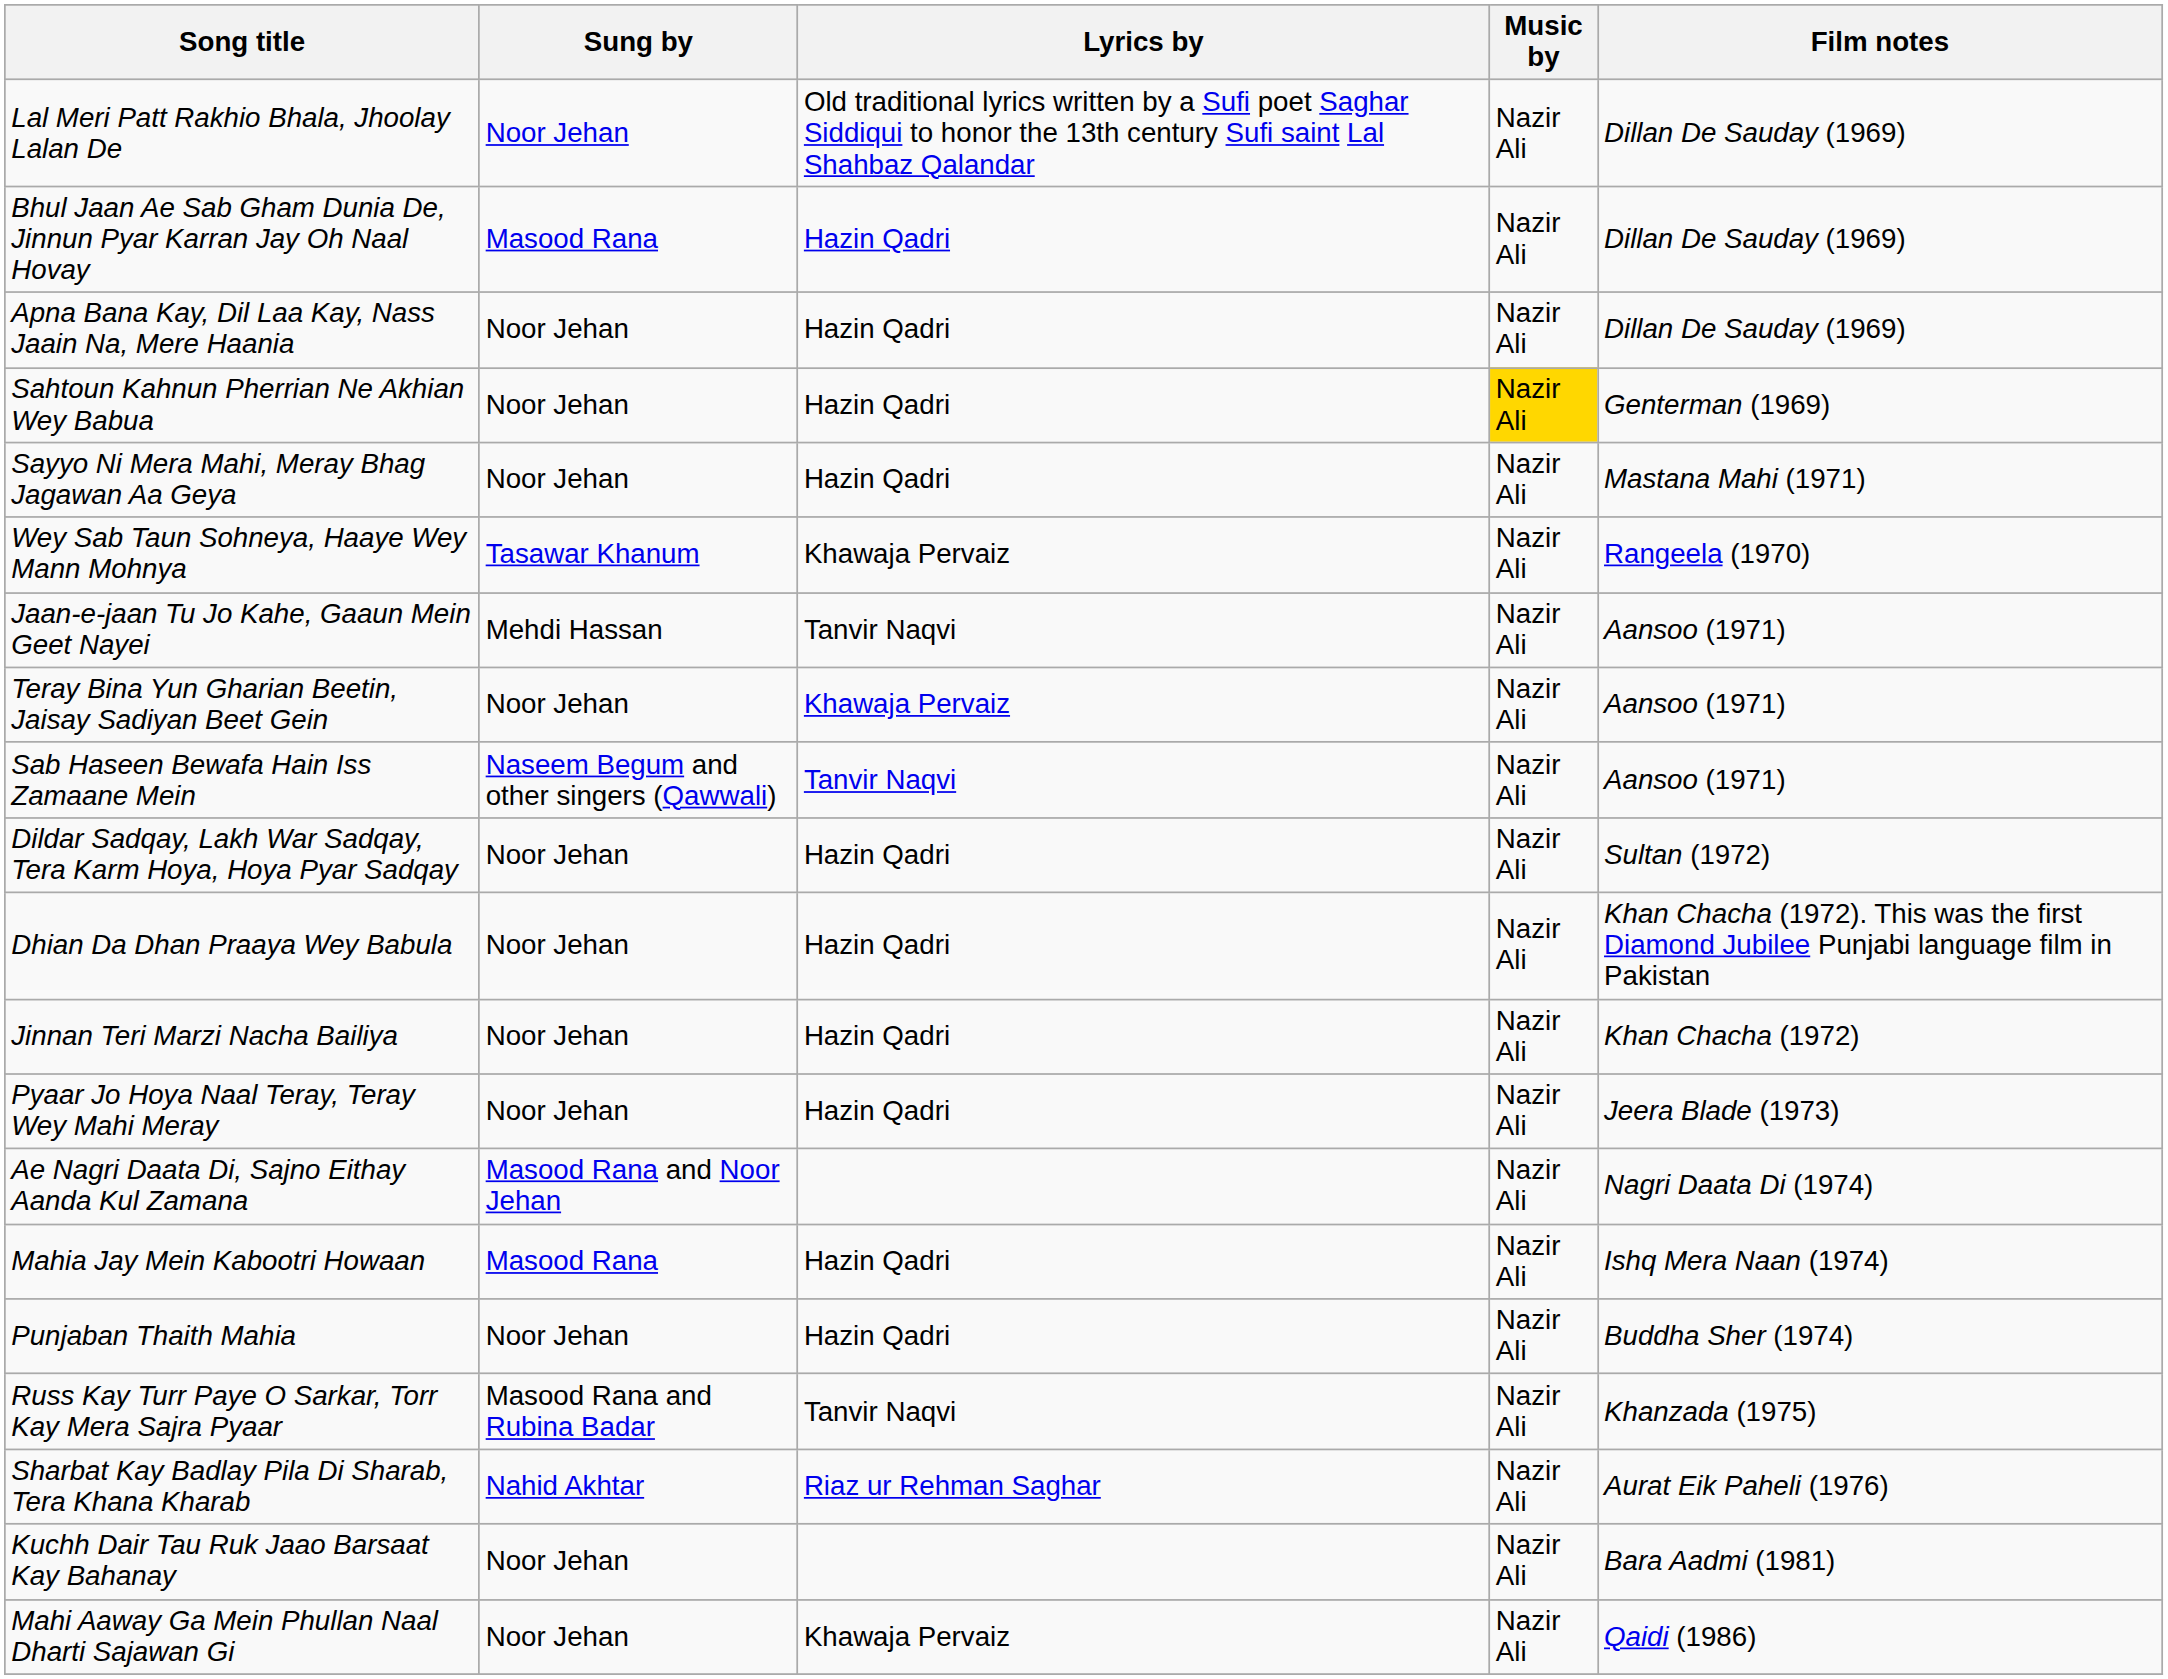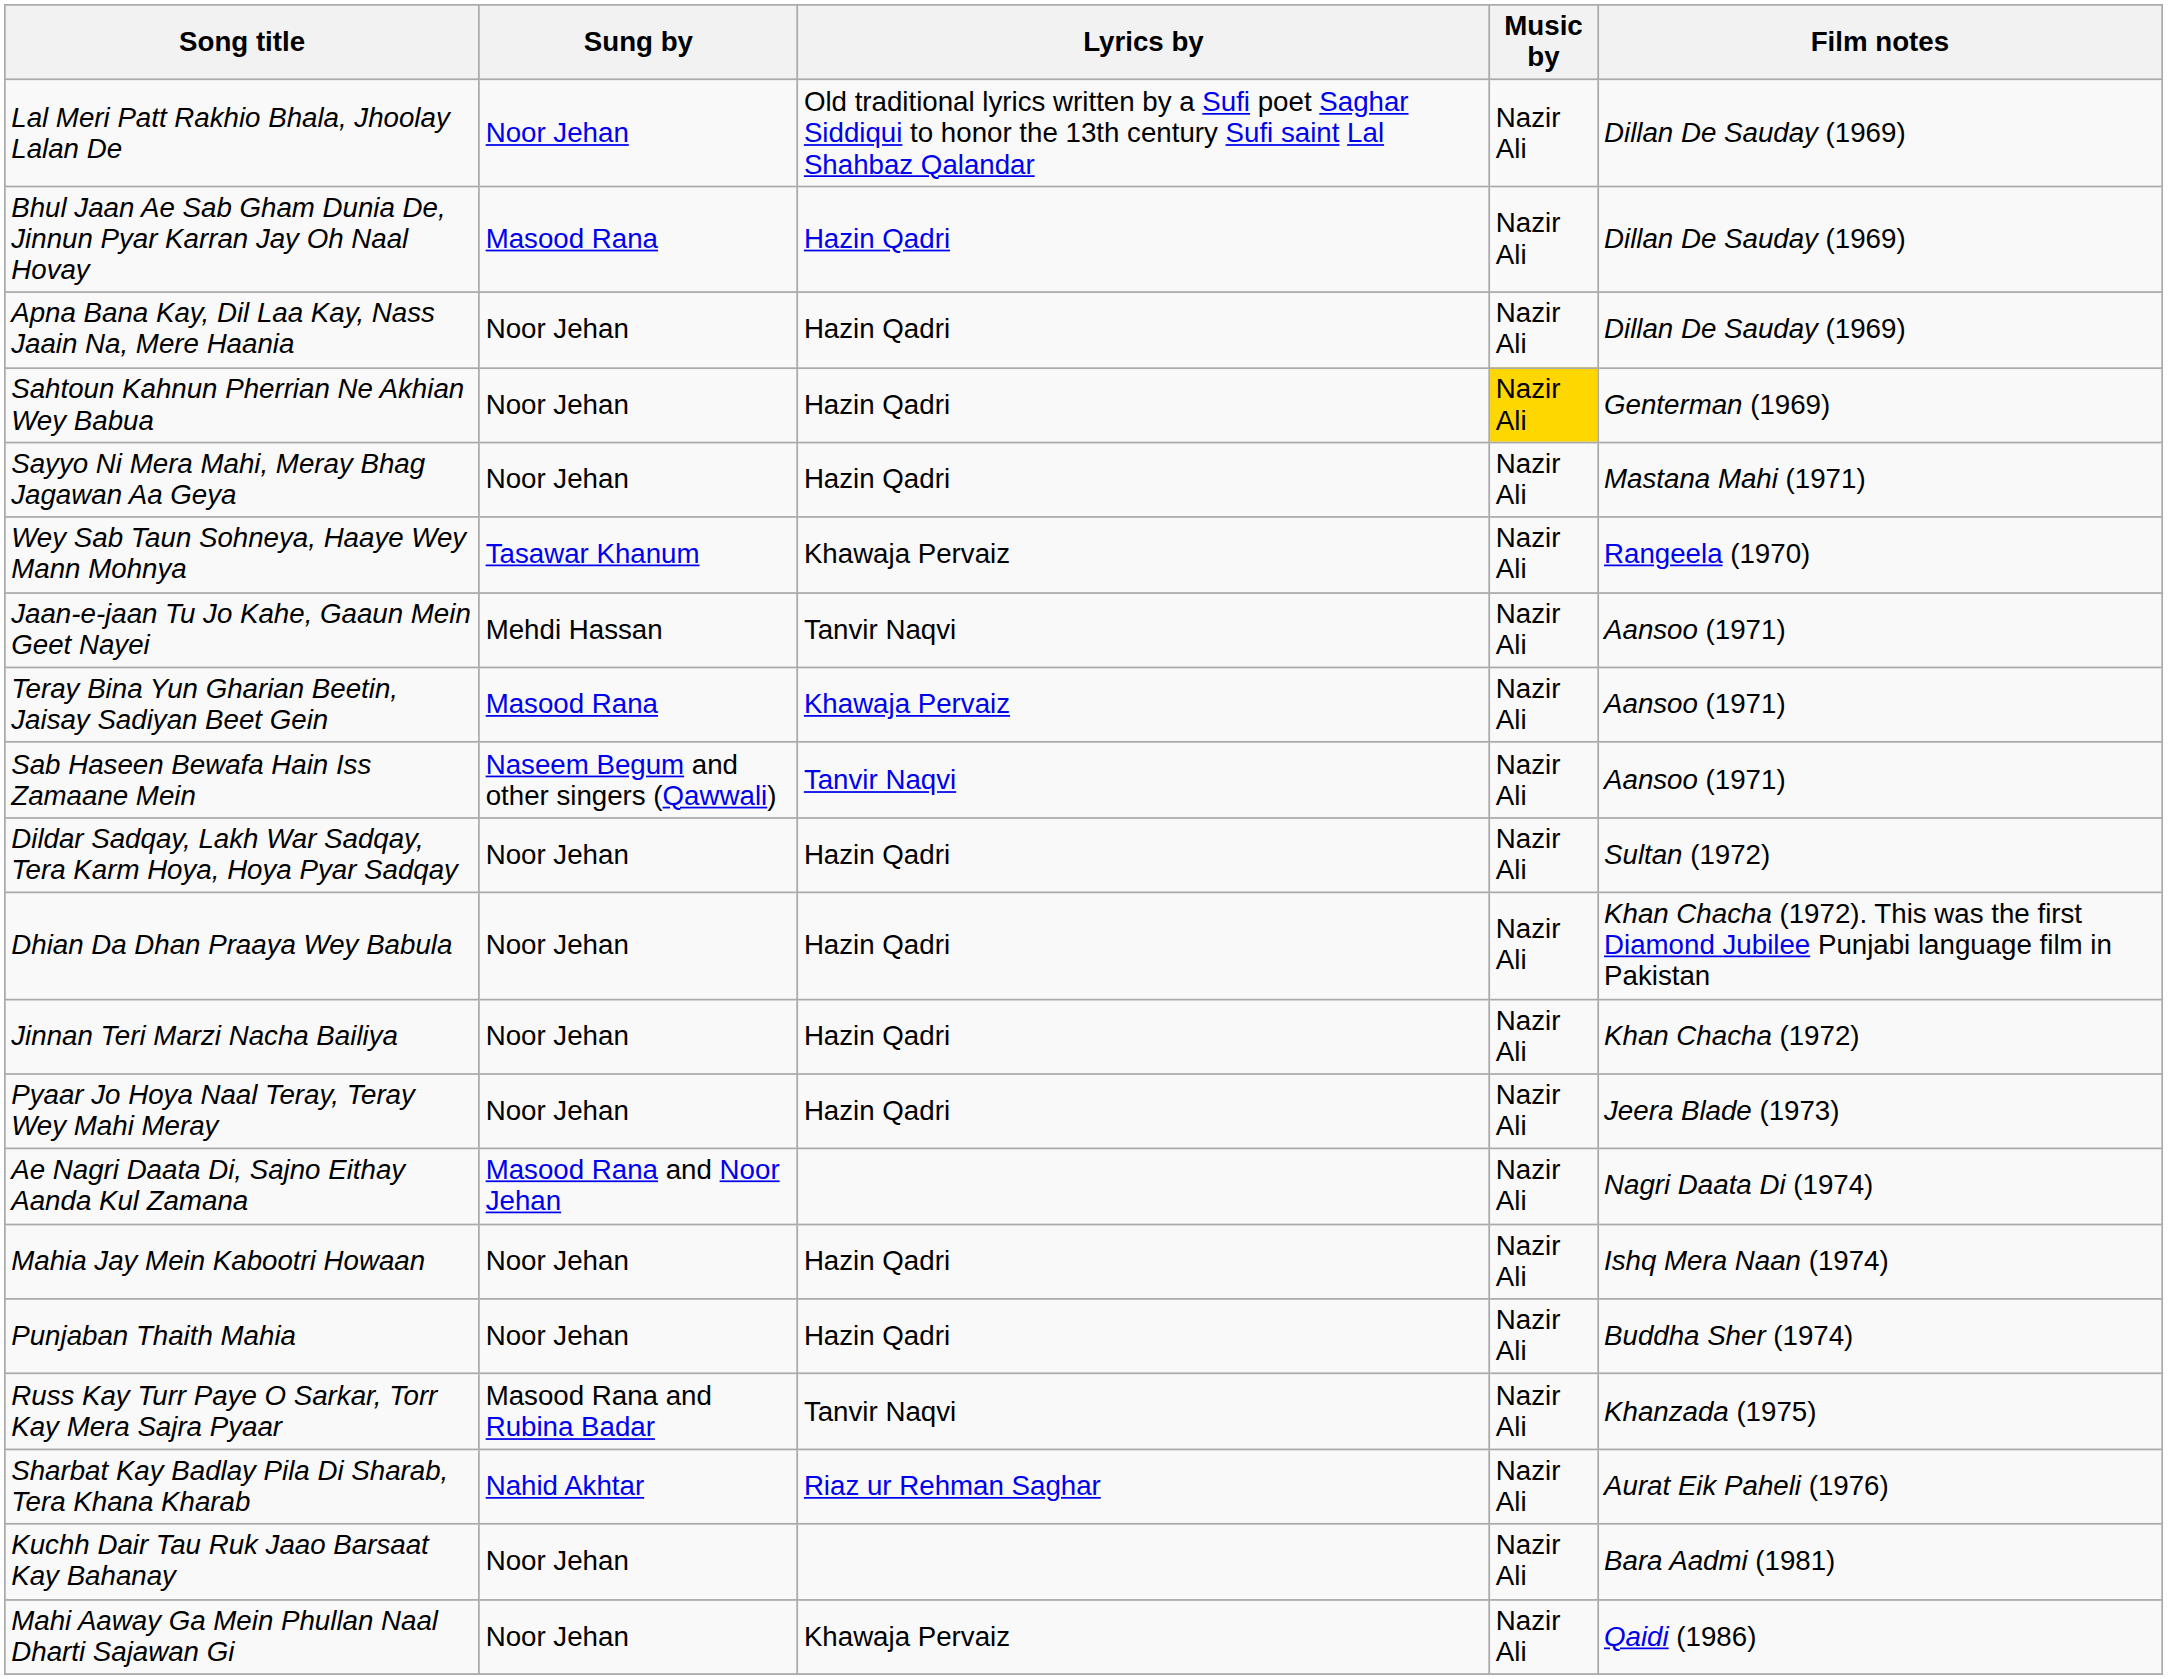(557, 704) Noor Jehan -> (572, 704) Masood Rana
(572, 1261) Masood Rana -> (557, 1261) Noor Jehan
